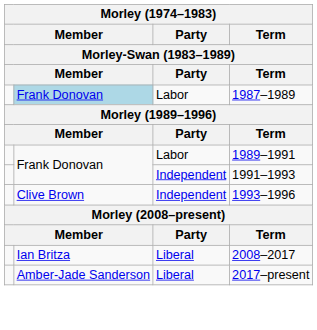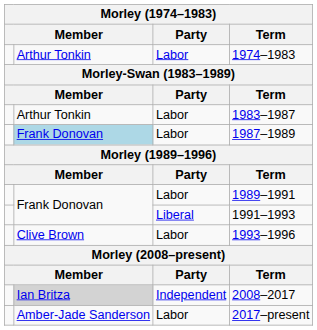+ row: (264, 54)
+ row: (264, 114)
(191, 174) Independent -> (175, 214) Liberal
(191, 194) Independent -> (172, 235) Labor
(43, 255) no background -> (43, 295) lightgrey background
(175, 255) Liberal -> (191, 295) Independent
(175, 275) Liberal -> (172, 315) Labor
